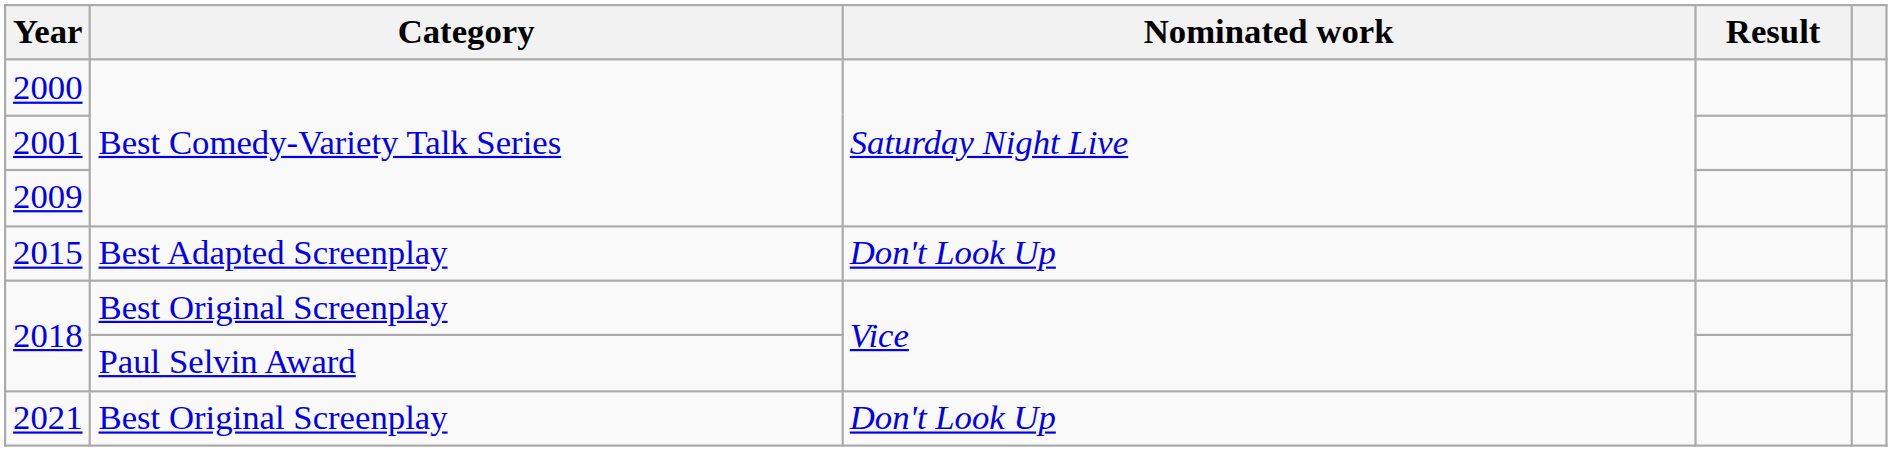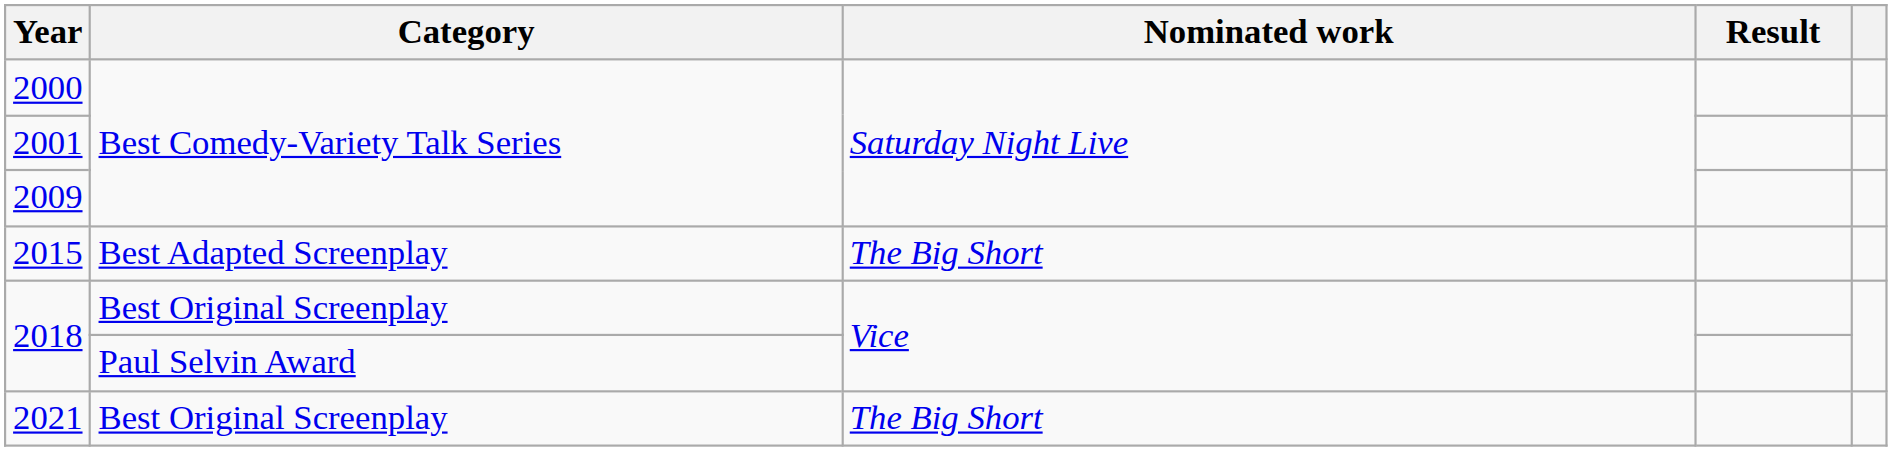(953, 252) Don't Look Up -> (946, 252) The Big Short
(953, 417) Don't Look Up -> (946, 417) The Big Short
